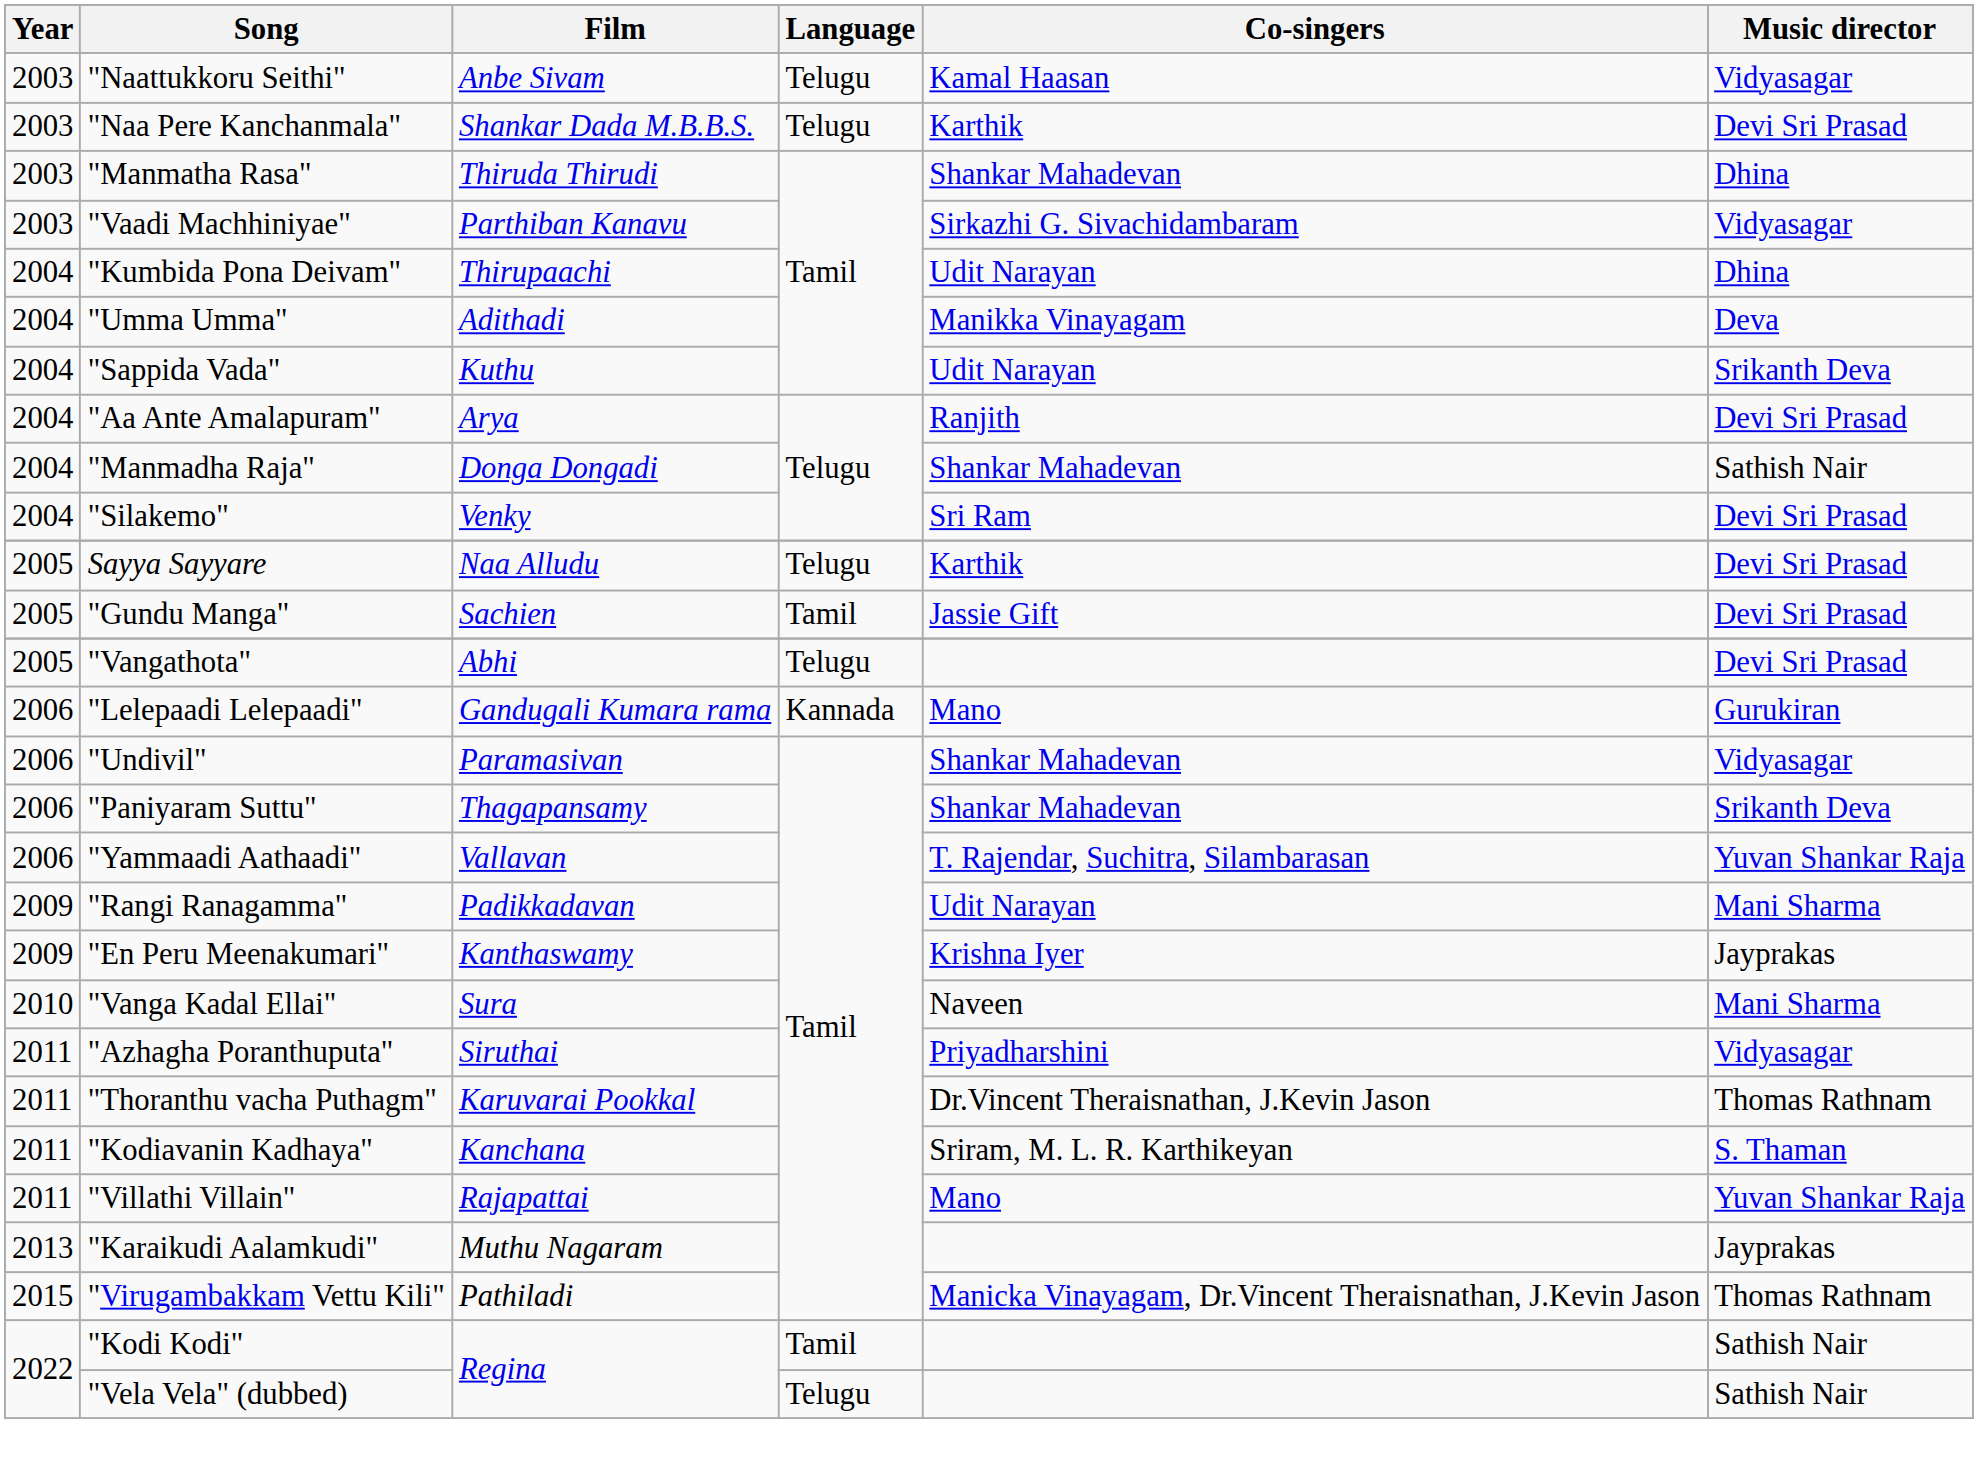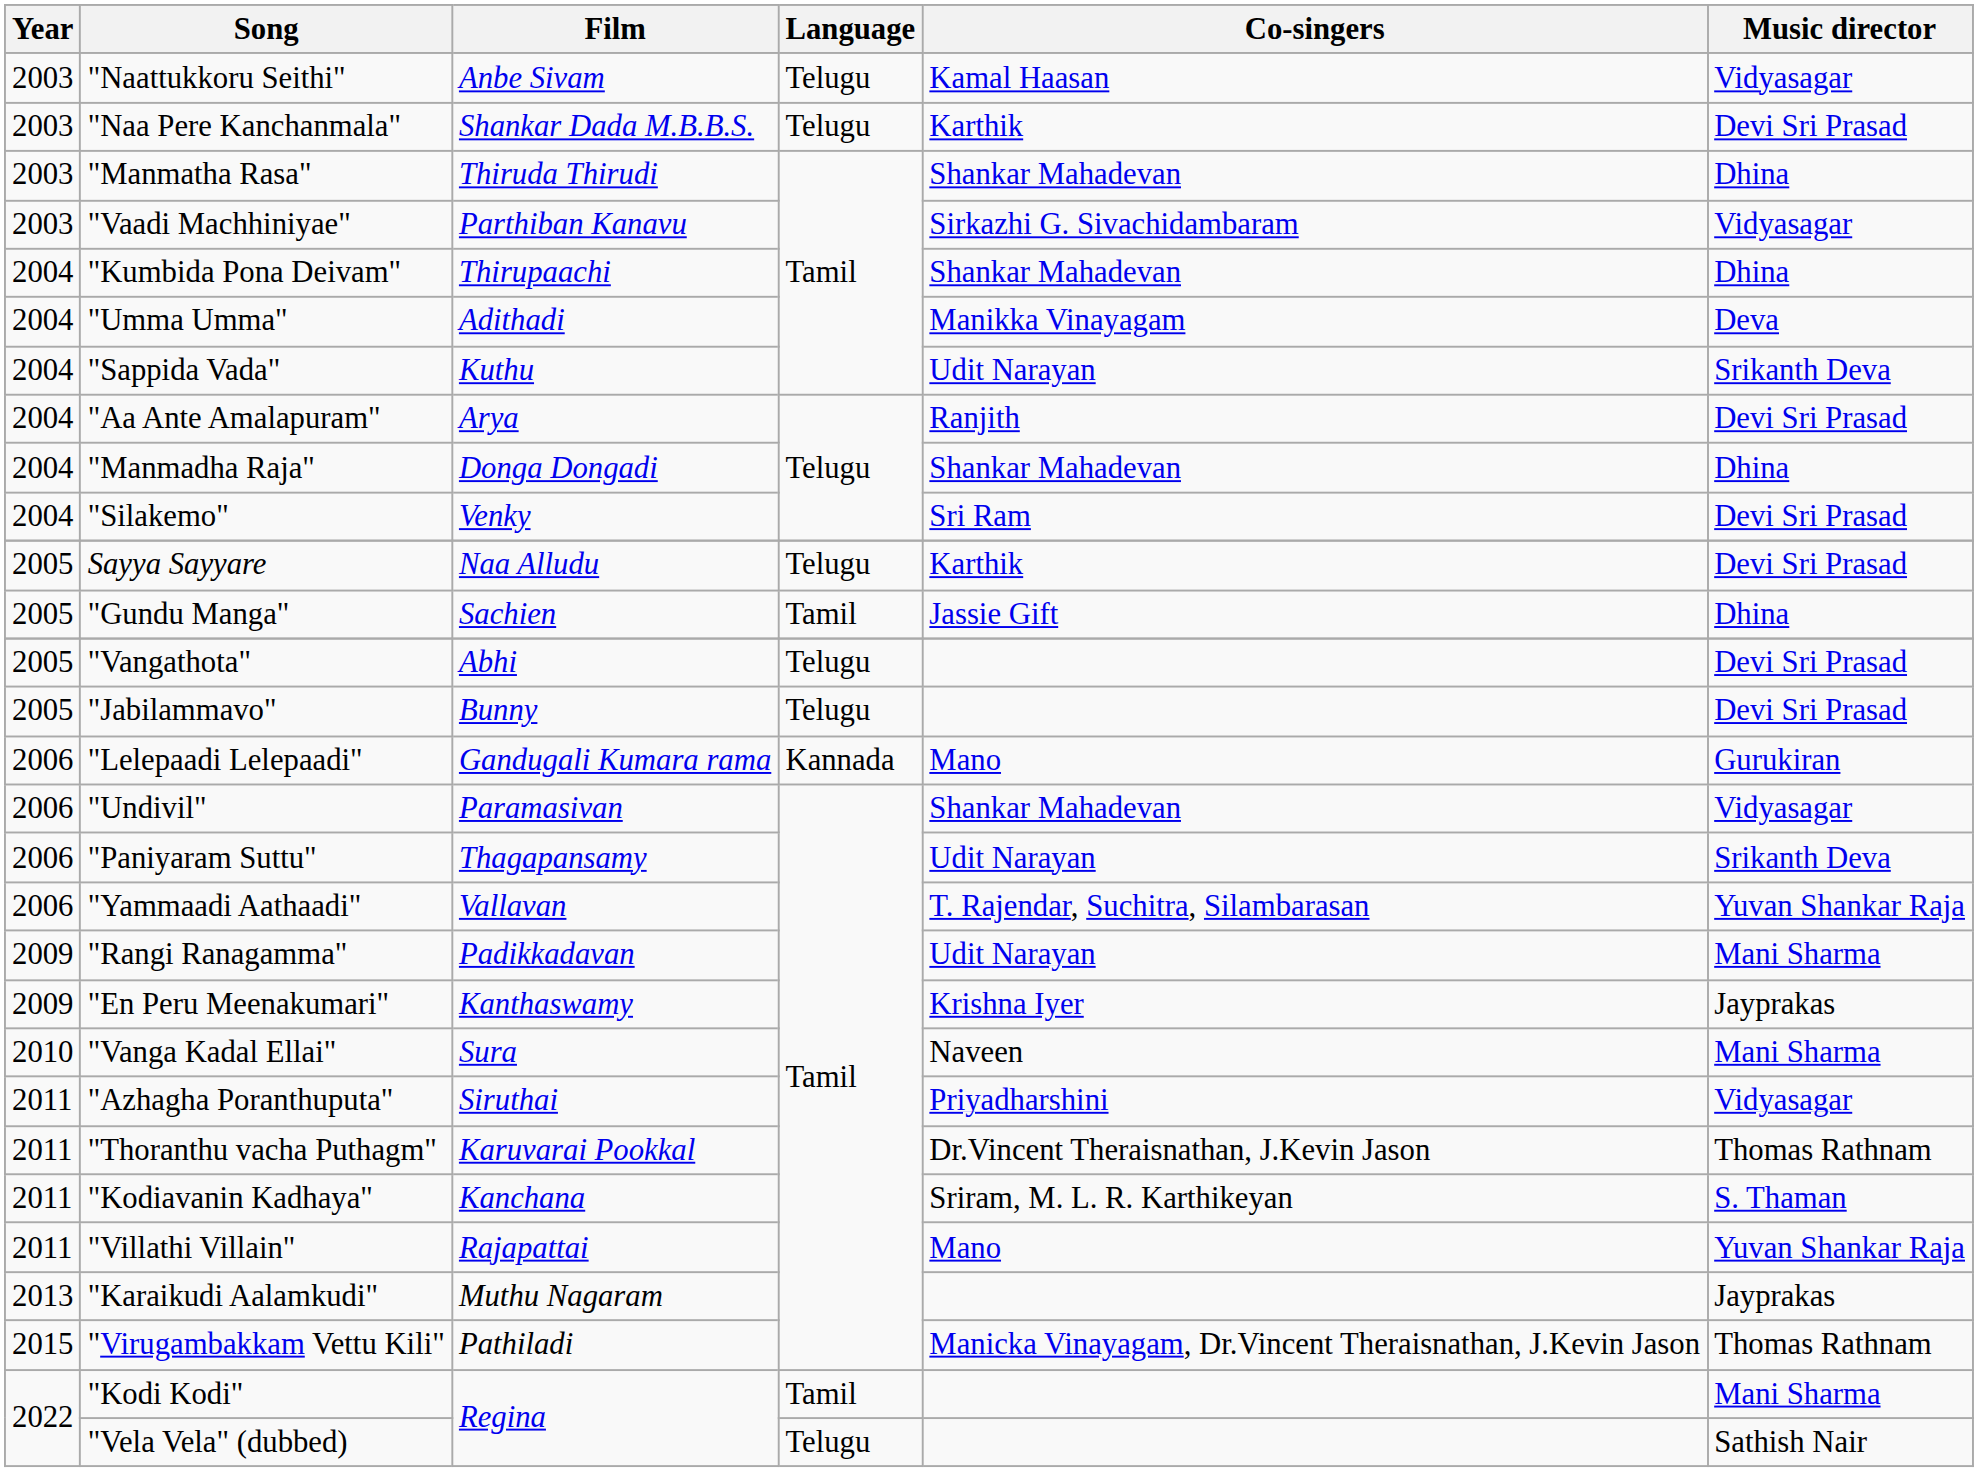(1013, 272) Udit Narayan -> (1055, 272) Shankar Mahadevan
(1791, 467) Sathish Nair -> (1752, 467) Dhina
(1811, 613) Devi Sri Prasad -> (1752, 613) Dhina
+ row: (182, 710)
(1055, 808) Shankar Mahadevan -> (1013, 857) Udit Narayan
(1791, 1344) Sathish Nair -> (1797, 1393) Mani Sharma
